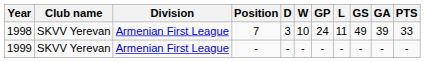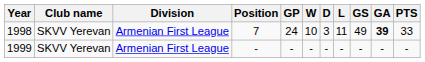columns swapped: (322, 13) <-> (288, 13)
(382, 31) normal -> (382, 31) bold
